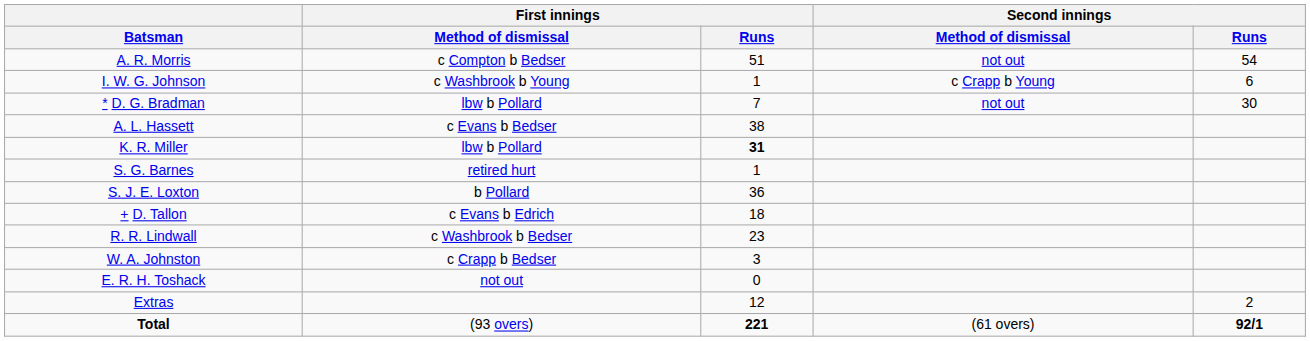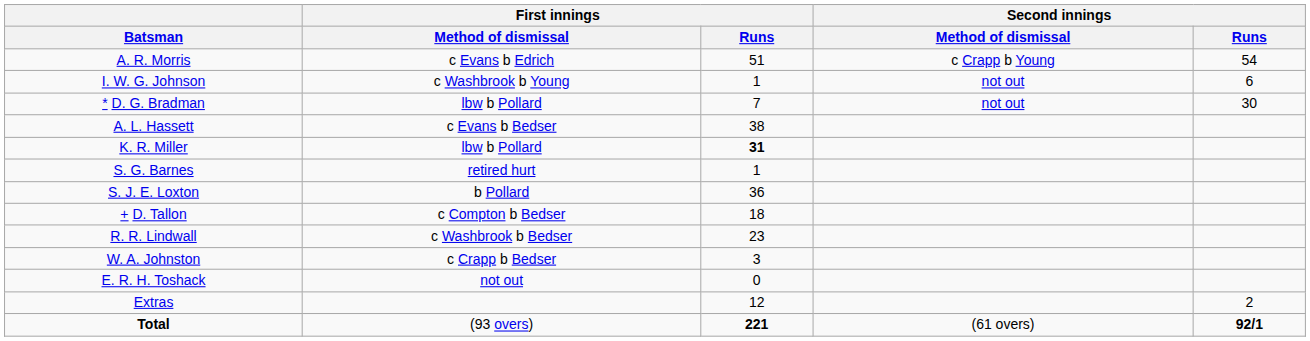(502, 59) c Compton b Bedser -> (502, 59) c Evans b Edrich
(1003, 59) not out -> (1003, 59) c Crapp b Young
(1003, 81) c Crapp b Young -> (1003, 81) not out
(502, 214) c Evans b Edrich -> (502, 214) c Compton b Bedser
